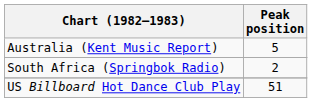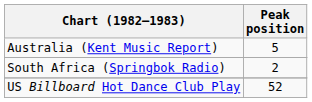(275, 87) 51 -> (275, 87) 52
